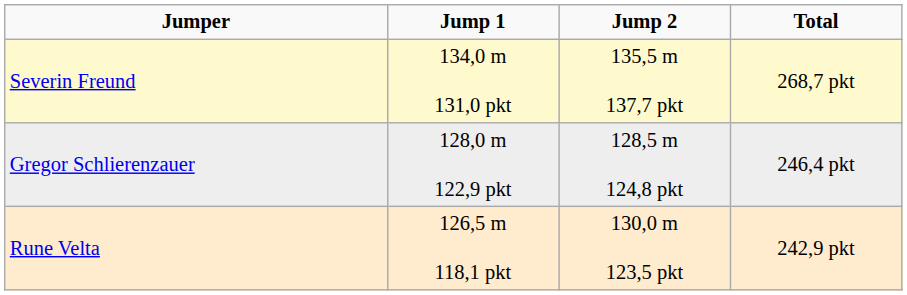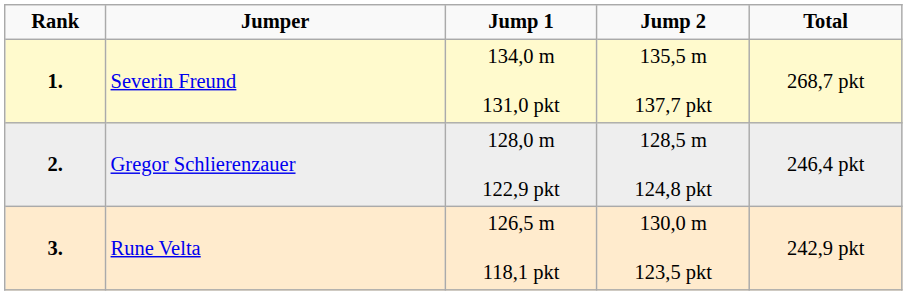+ column: (55, 22)
